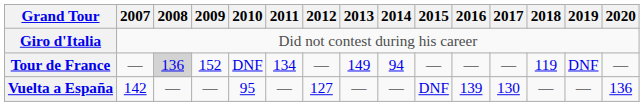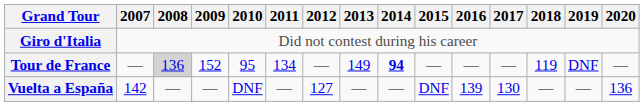(247, 64) DNF -> (247, 64) 95
(396, 64) normal -> (396, 64) bold
(247, 88) 95 -> (247, 88) DNF
